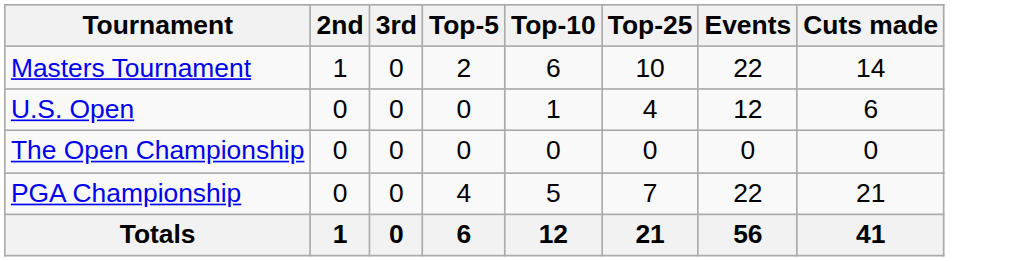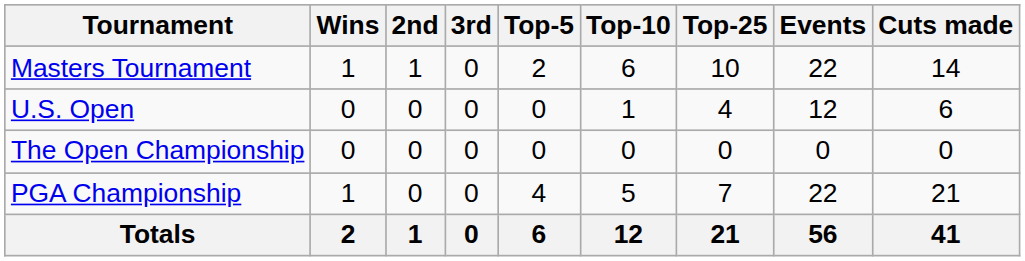+ column: (348, 25)
